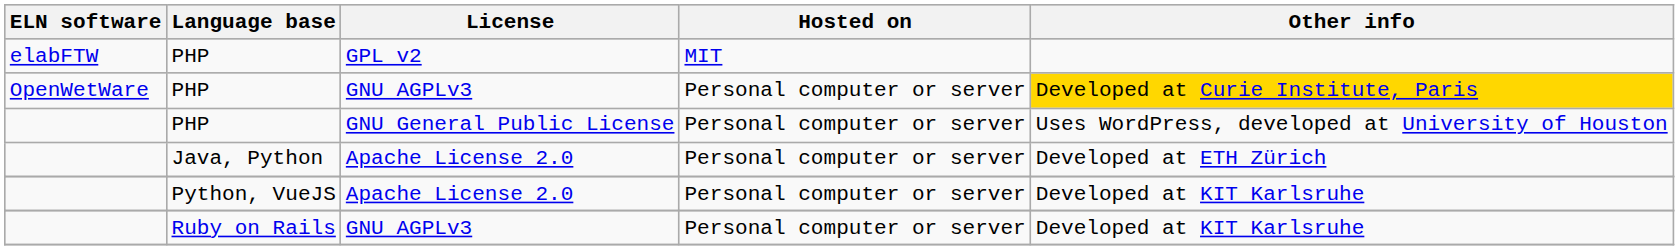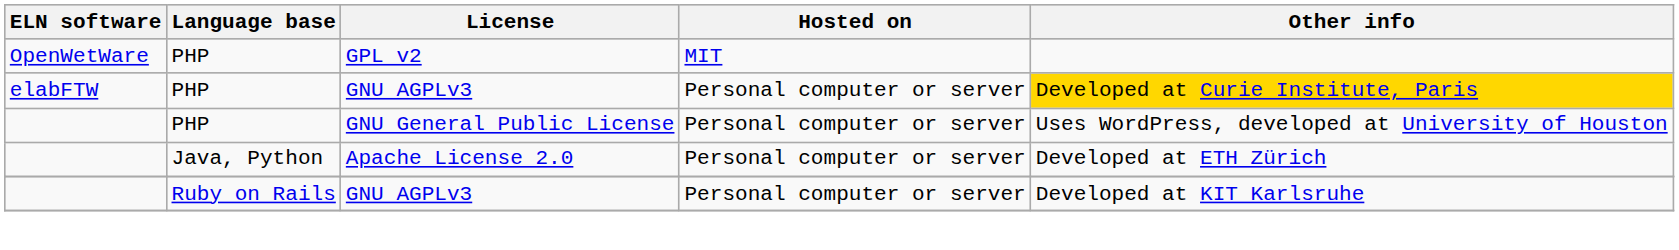(54, 56) elabFTW -> (79, 56) OpenWetWare
(79, 91) OpenWetWare -> (54, 91) elabFTW
- row: (254, 194)
